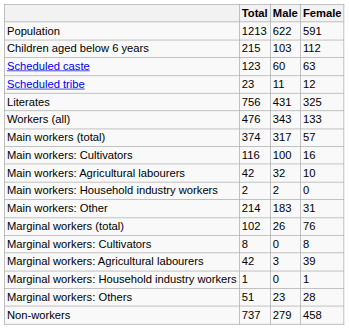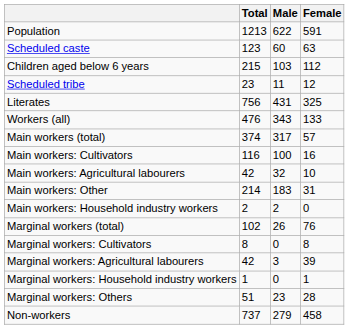rows swapped: (78, 48) <-> (48, 66)
rows swapped: (112, 191) <-> (57, 208)
